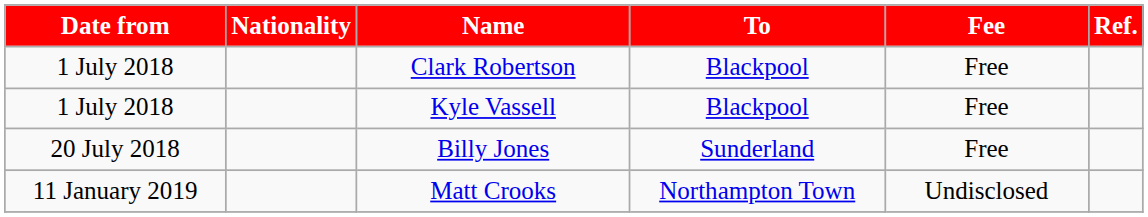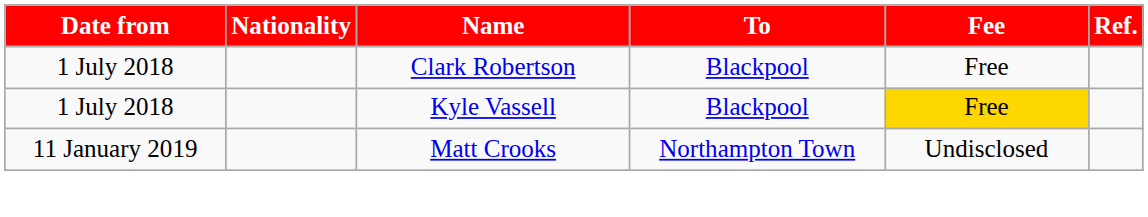(986, 108) no background -> (986, 108) gold background
- row: (493, 149)
